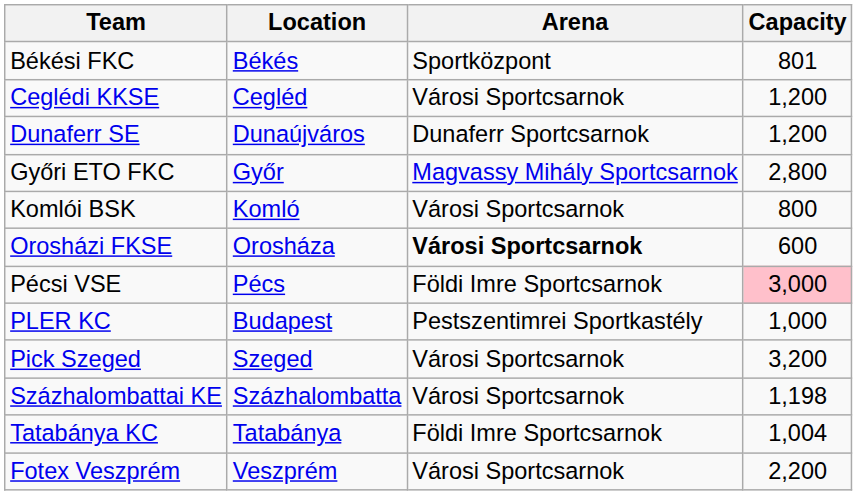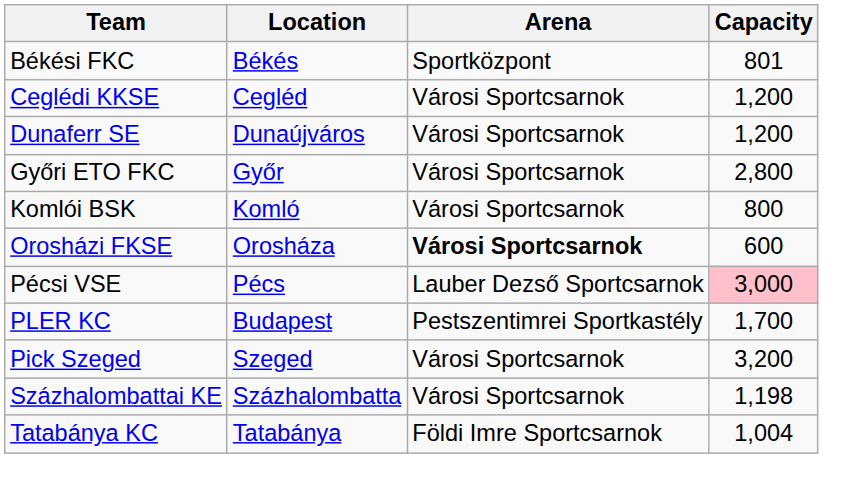(531, 135) Dunaferr Sportcsarnok -> (518, 135) Városi Sportcsarnok
(575, 172) Magvassy Mihály Sportcsarnok -> (518, 172) Városi Sportcsarnok
(537, 284) Földi Imre Sportcsarnok -> (558, 284) Lauber Dezső Sportcsarnok
(798, 321) 1,000 -> (764, 321) 1,700
- row: (95, 470)
